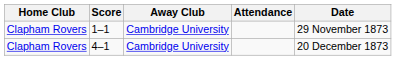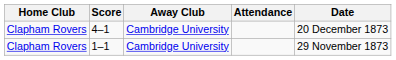rows swapped: (101, 30) <-> (101, 47)
